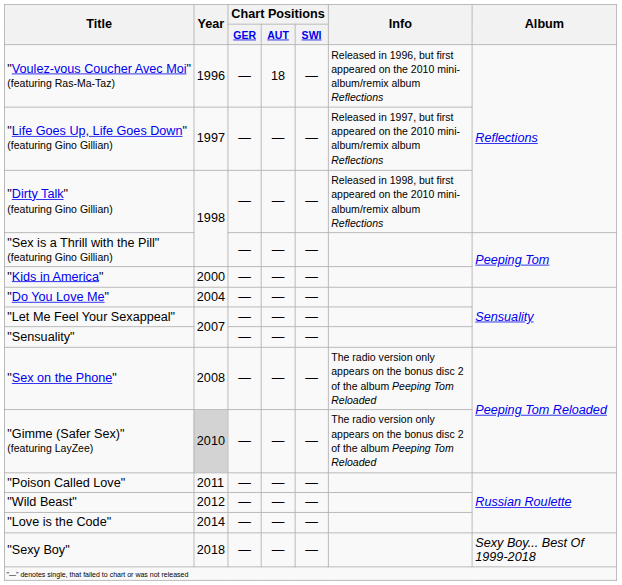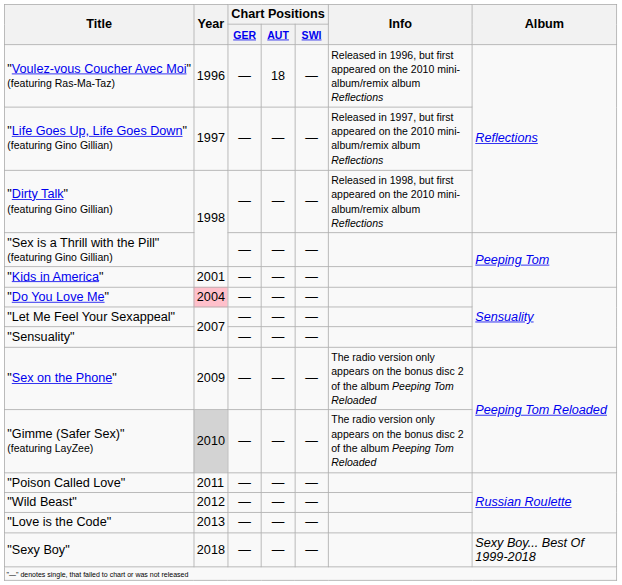(211, 277) 2000 -> (211, 277) 2001
(211, 297) no background -> (211, 297) pink background
(211, 378) 2008 -> (211, 378) 2009
(211, 522) 2014 -> (211, 522) 2013
